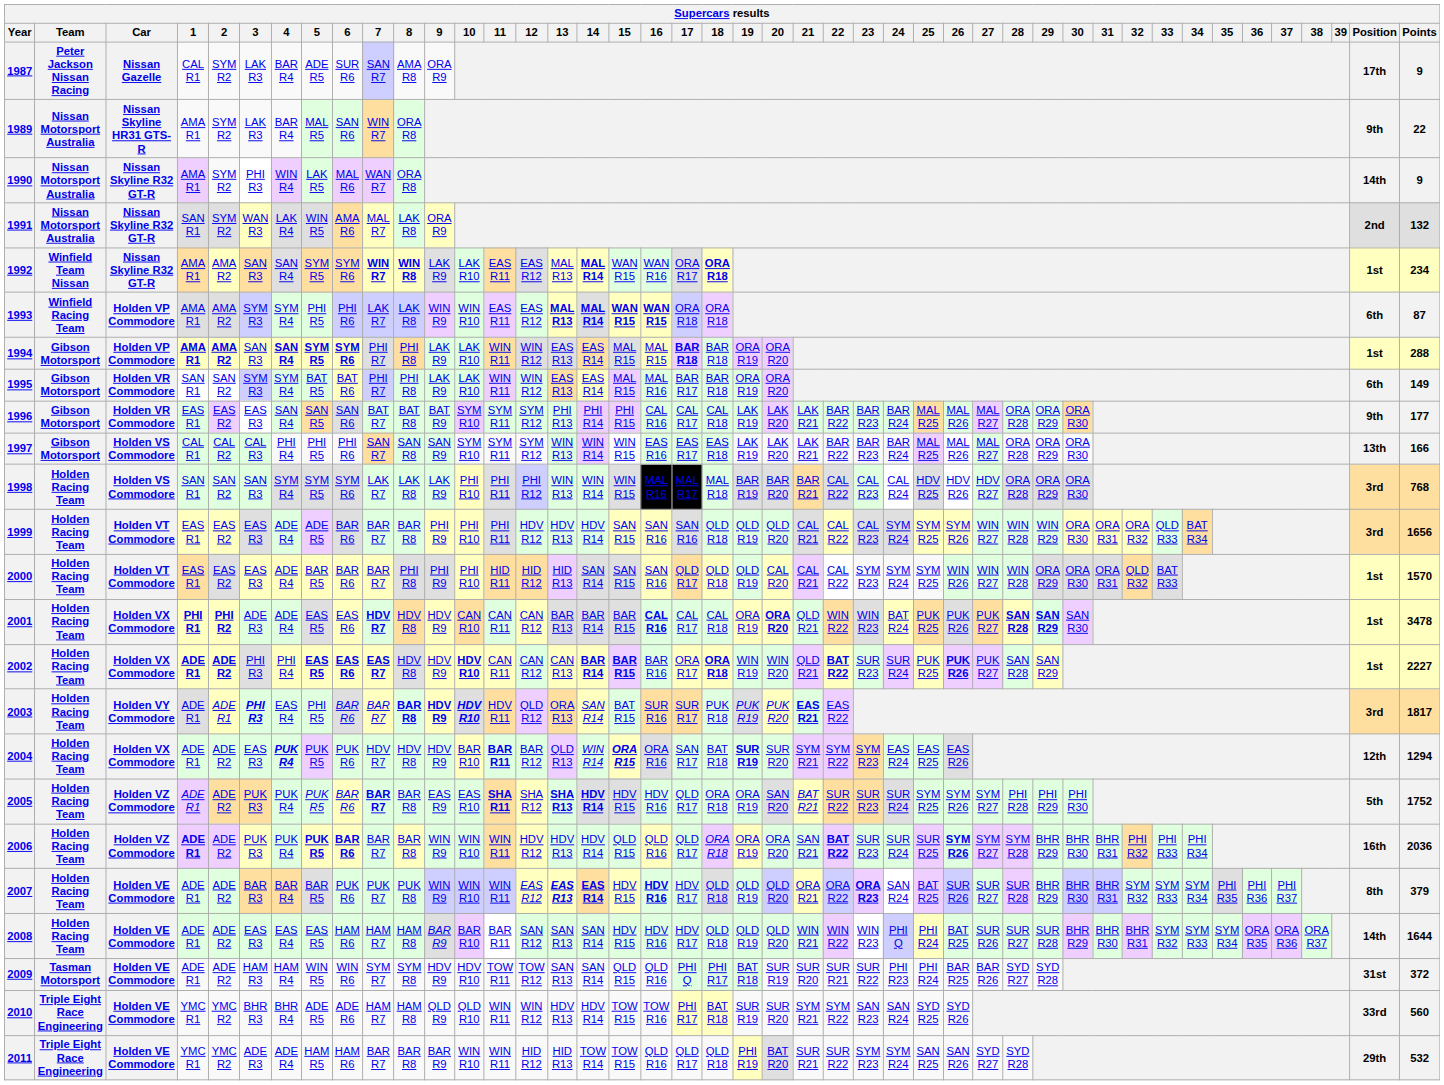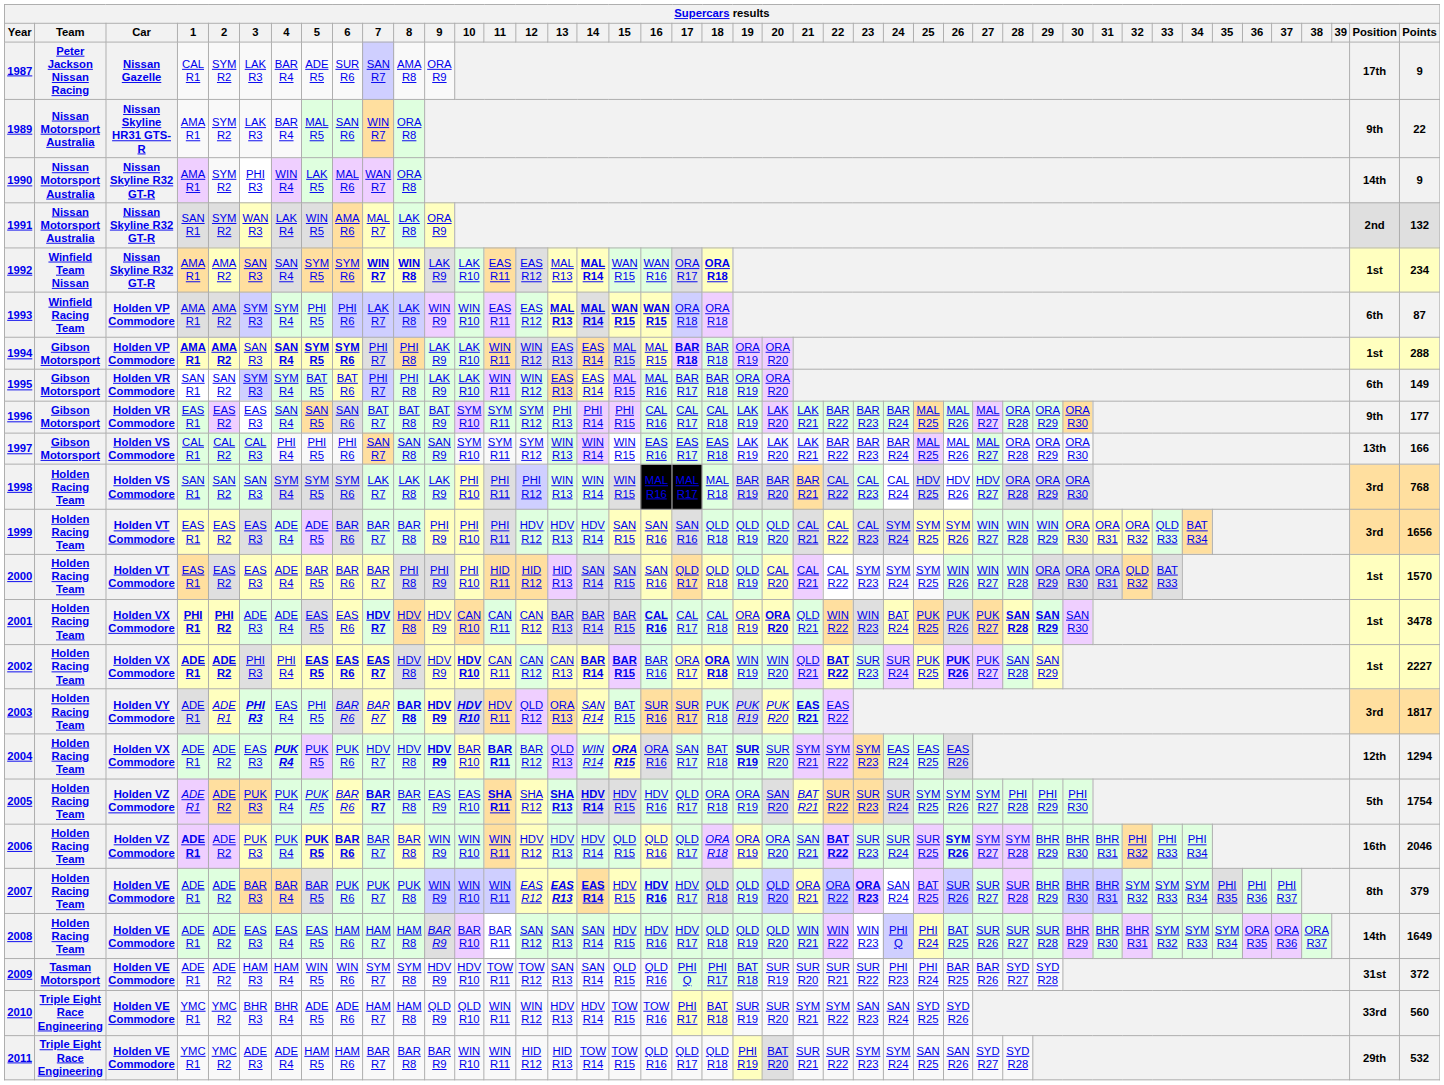(439, 756) normal -> (439, 756) bold
(1420, 801) 1752 -> (1420, 801) 1754
(1420, 846) 2036 -> (1420, 846) 2046
(1420, 936) 1644 -> (1420, 936) 1649
